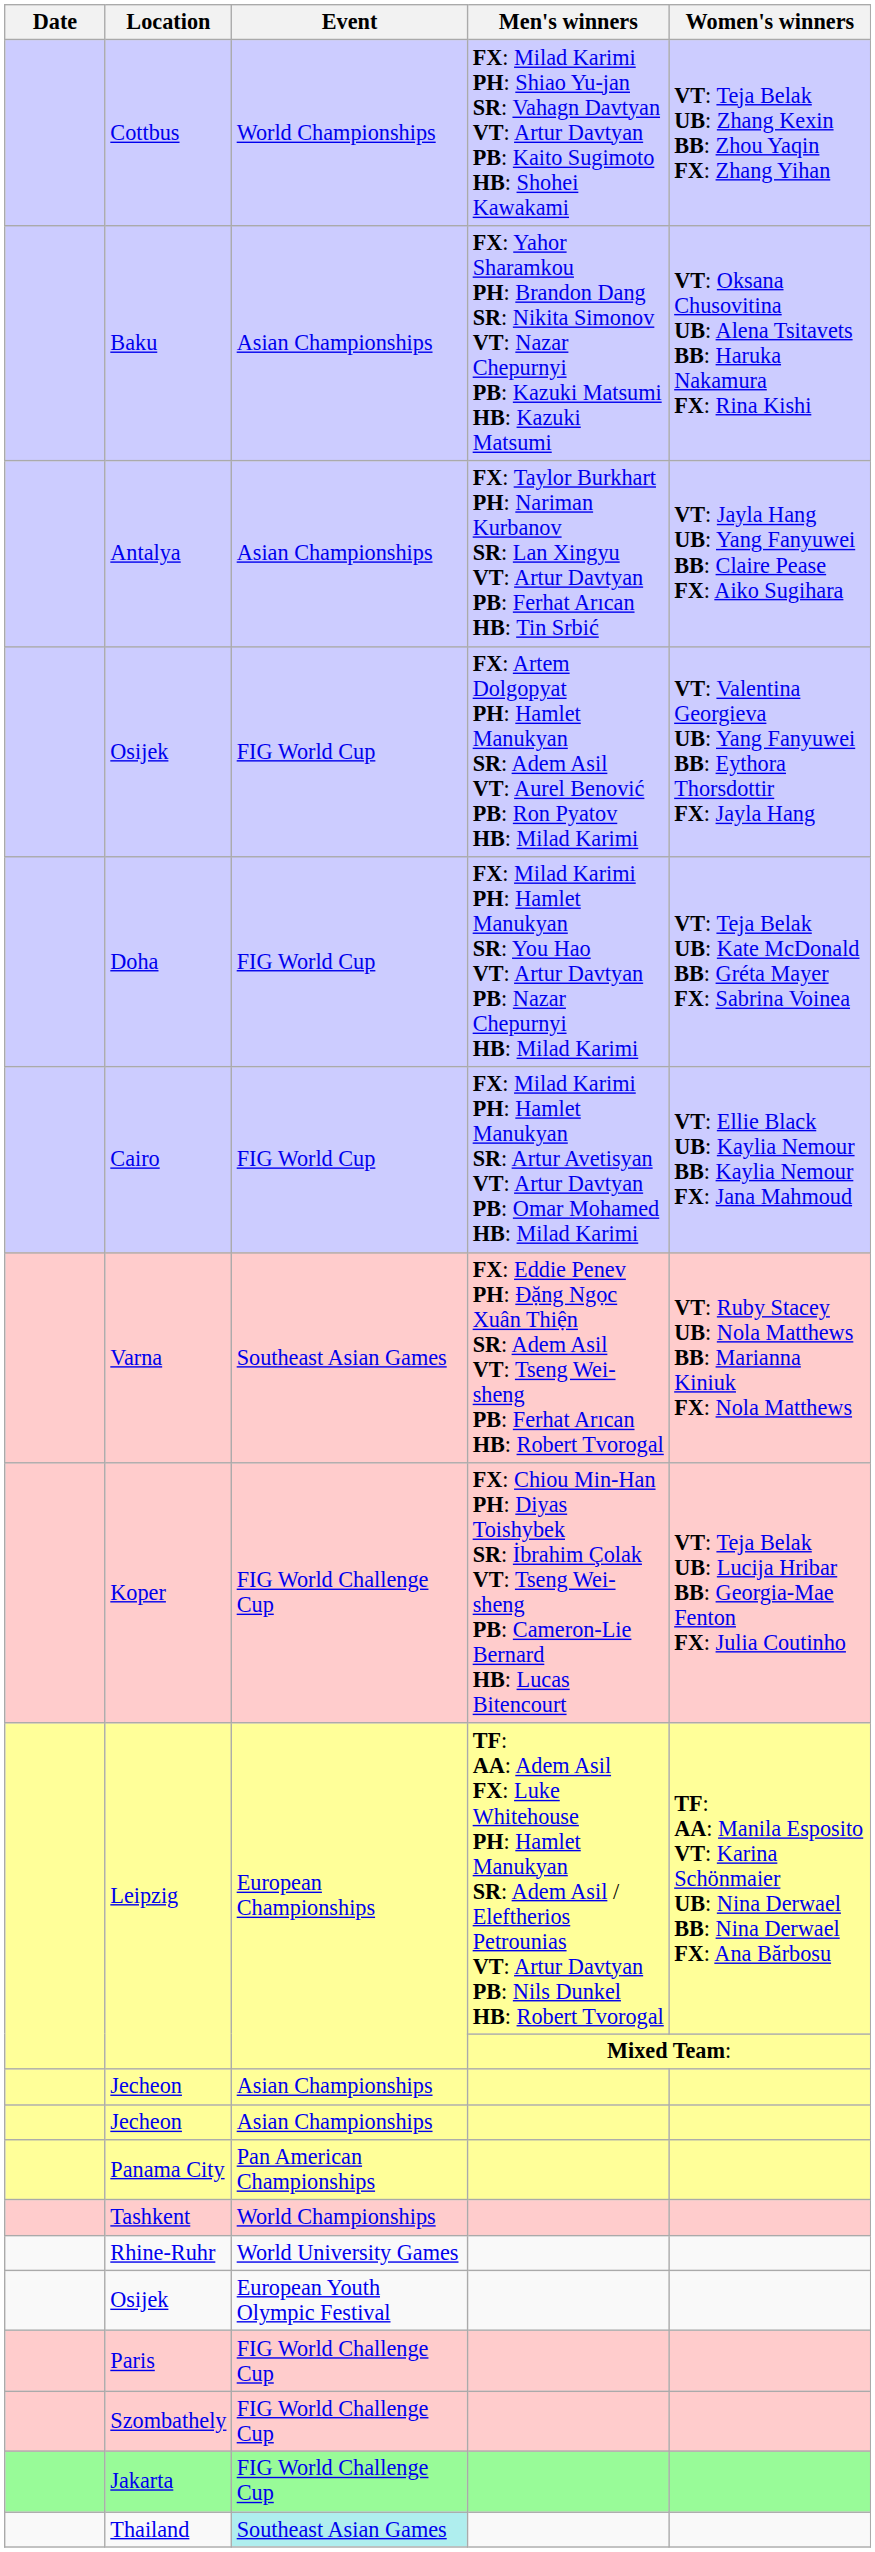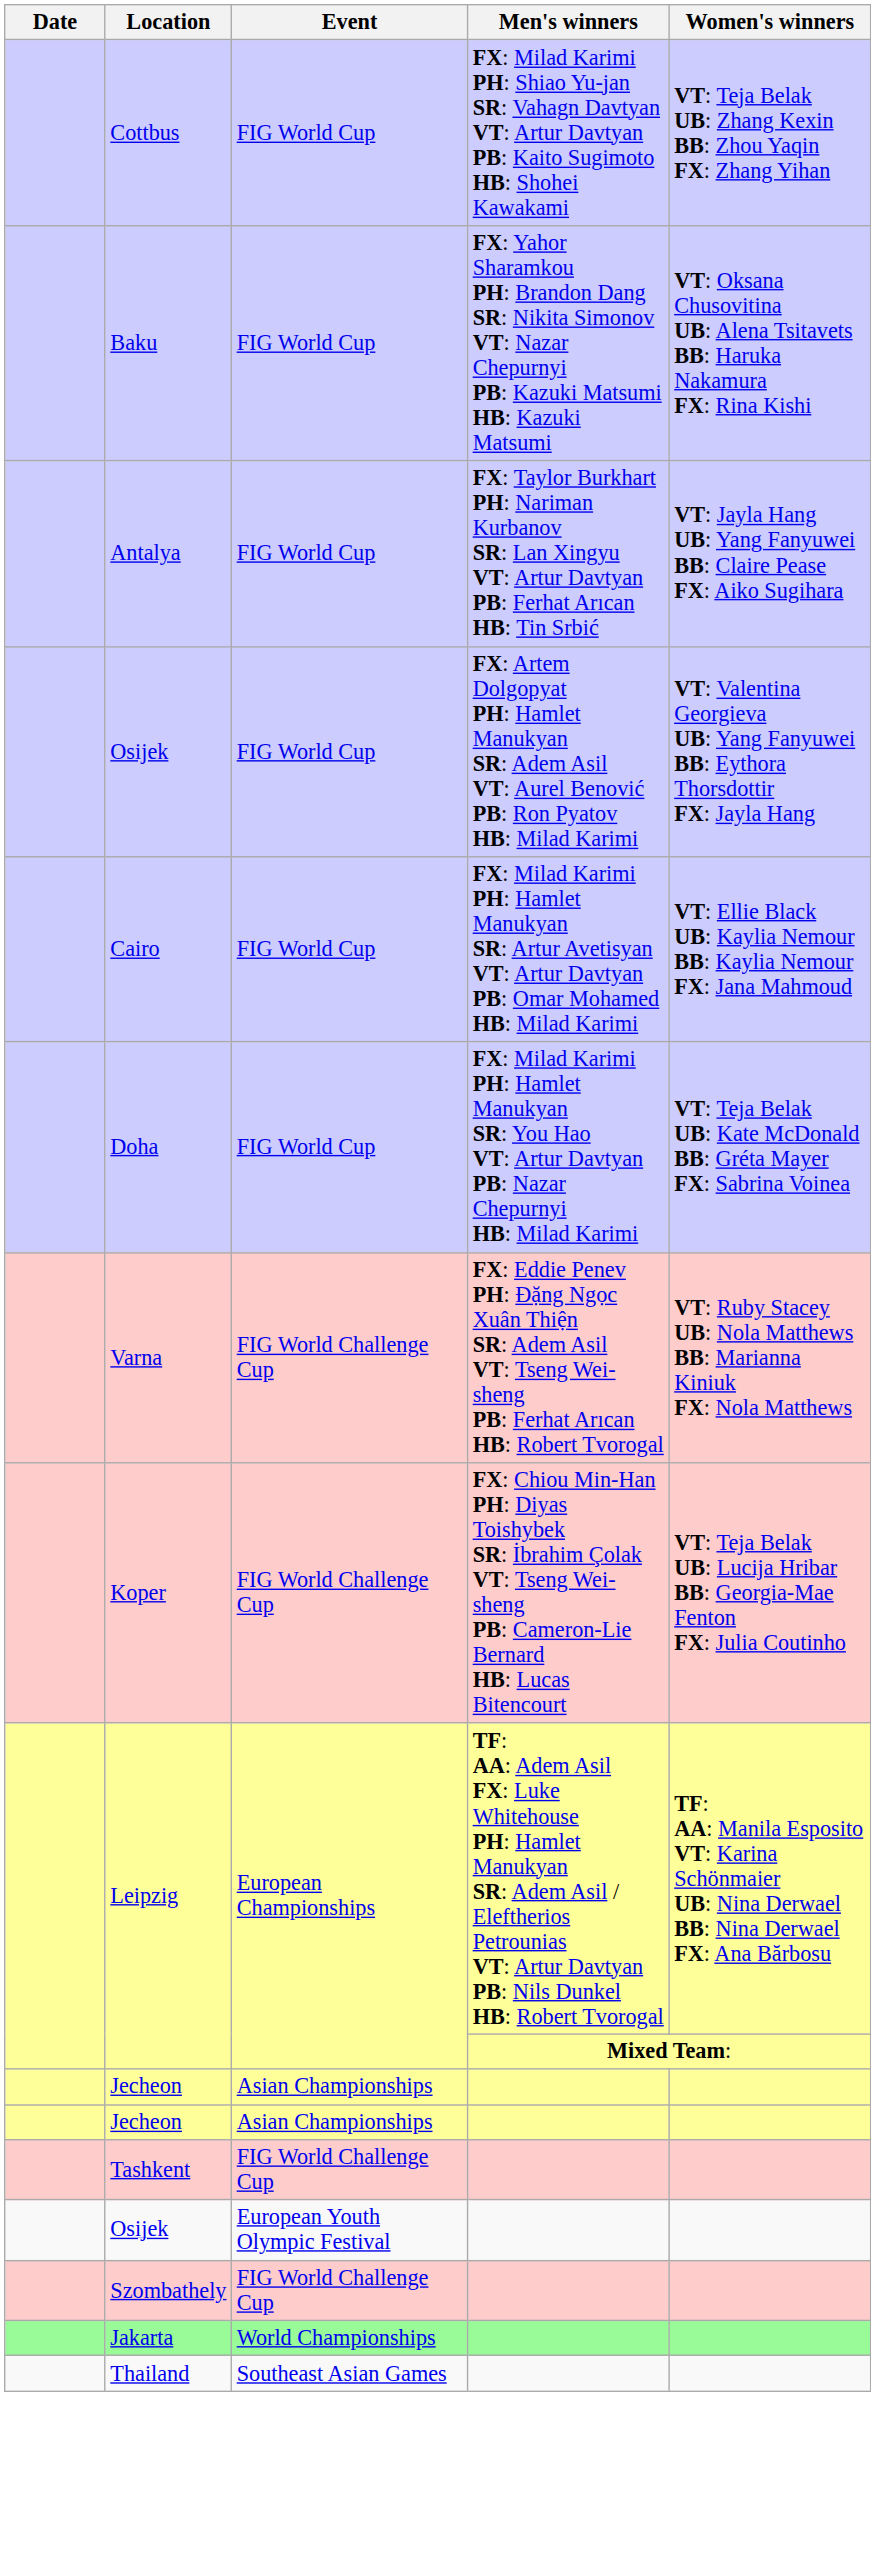(336, 132) World Championships -> (306, 132) FIG World Cup
(335, 342) Asian Championships -> (306, 342) FIG World Cup
(335, 553) Asian Championships -> (306, 553) FIG World Cup
rows swapped: (134, 961) <-> (135, 1159)
(342, 1357) Southeast Asian Games -> (333, 1357) FIG World Challenge Cup
- row: (167, 2169)
(336, 2217) World Championships -> (333, 2169) FIG World Challenge Cup
- row: (163, 2252)
- row: (133, 2360)
(333, 2481) FIG World Challenge Cup -> (336, 2337) World Championships
(342, 2529) paleturquoise background -> (342, 2373) no background
